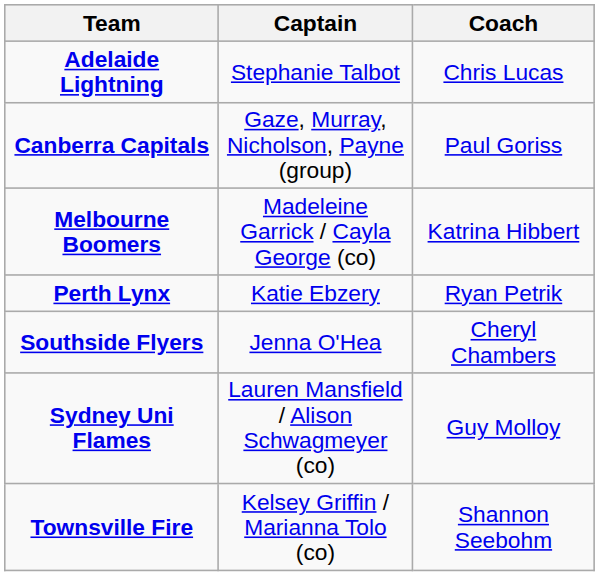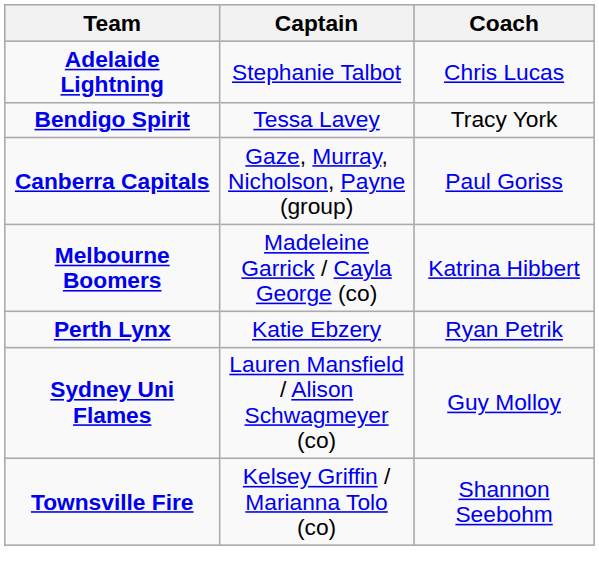+ row: (112, 120)
- row: (112, 342)
